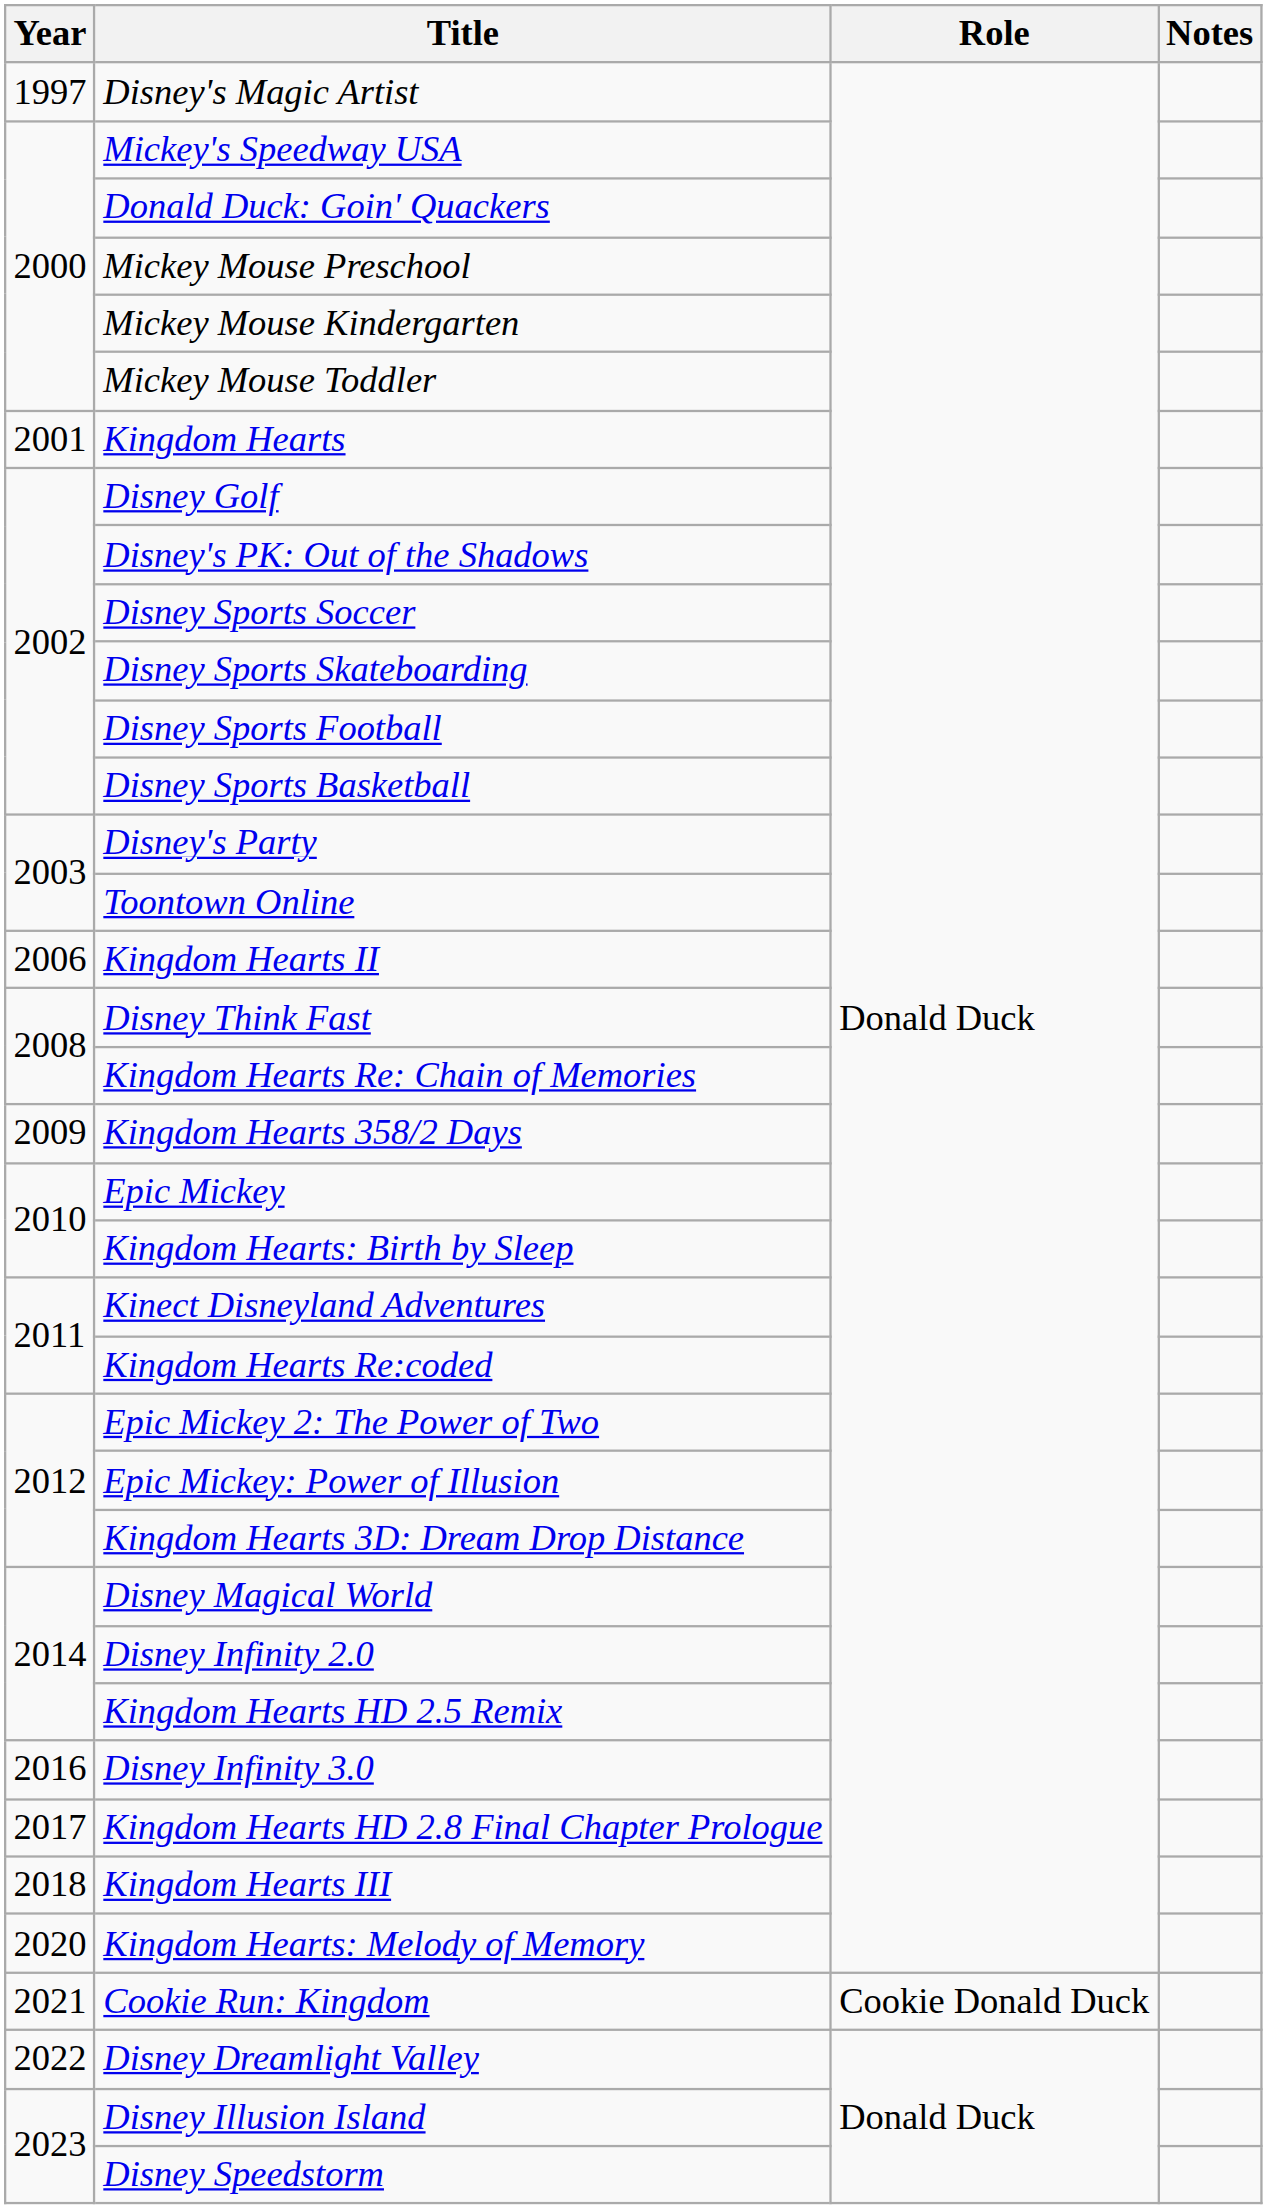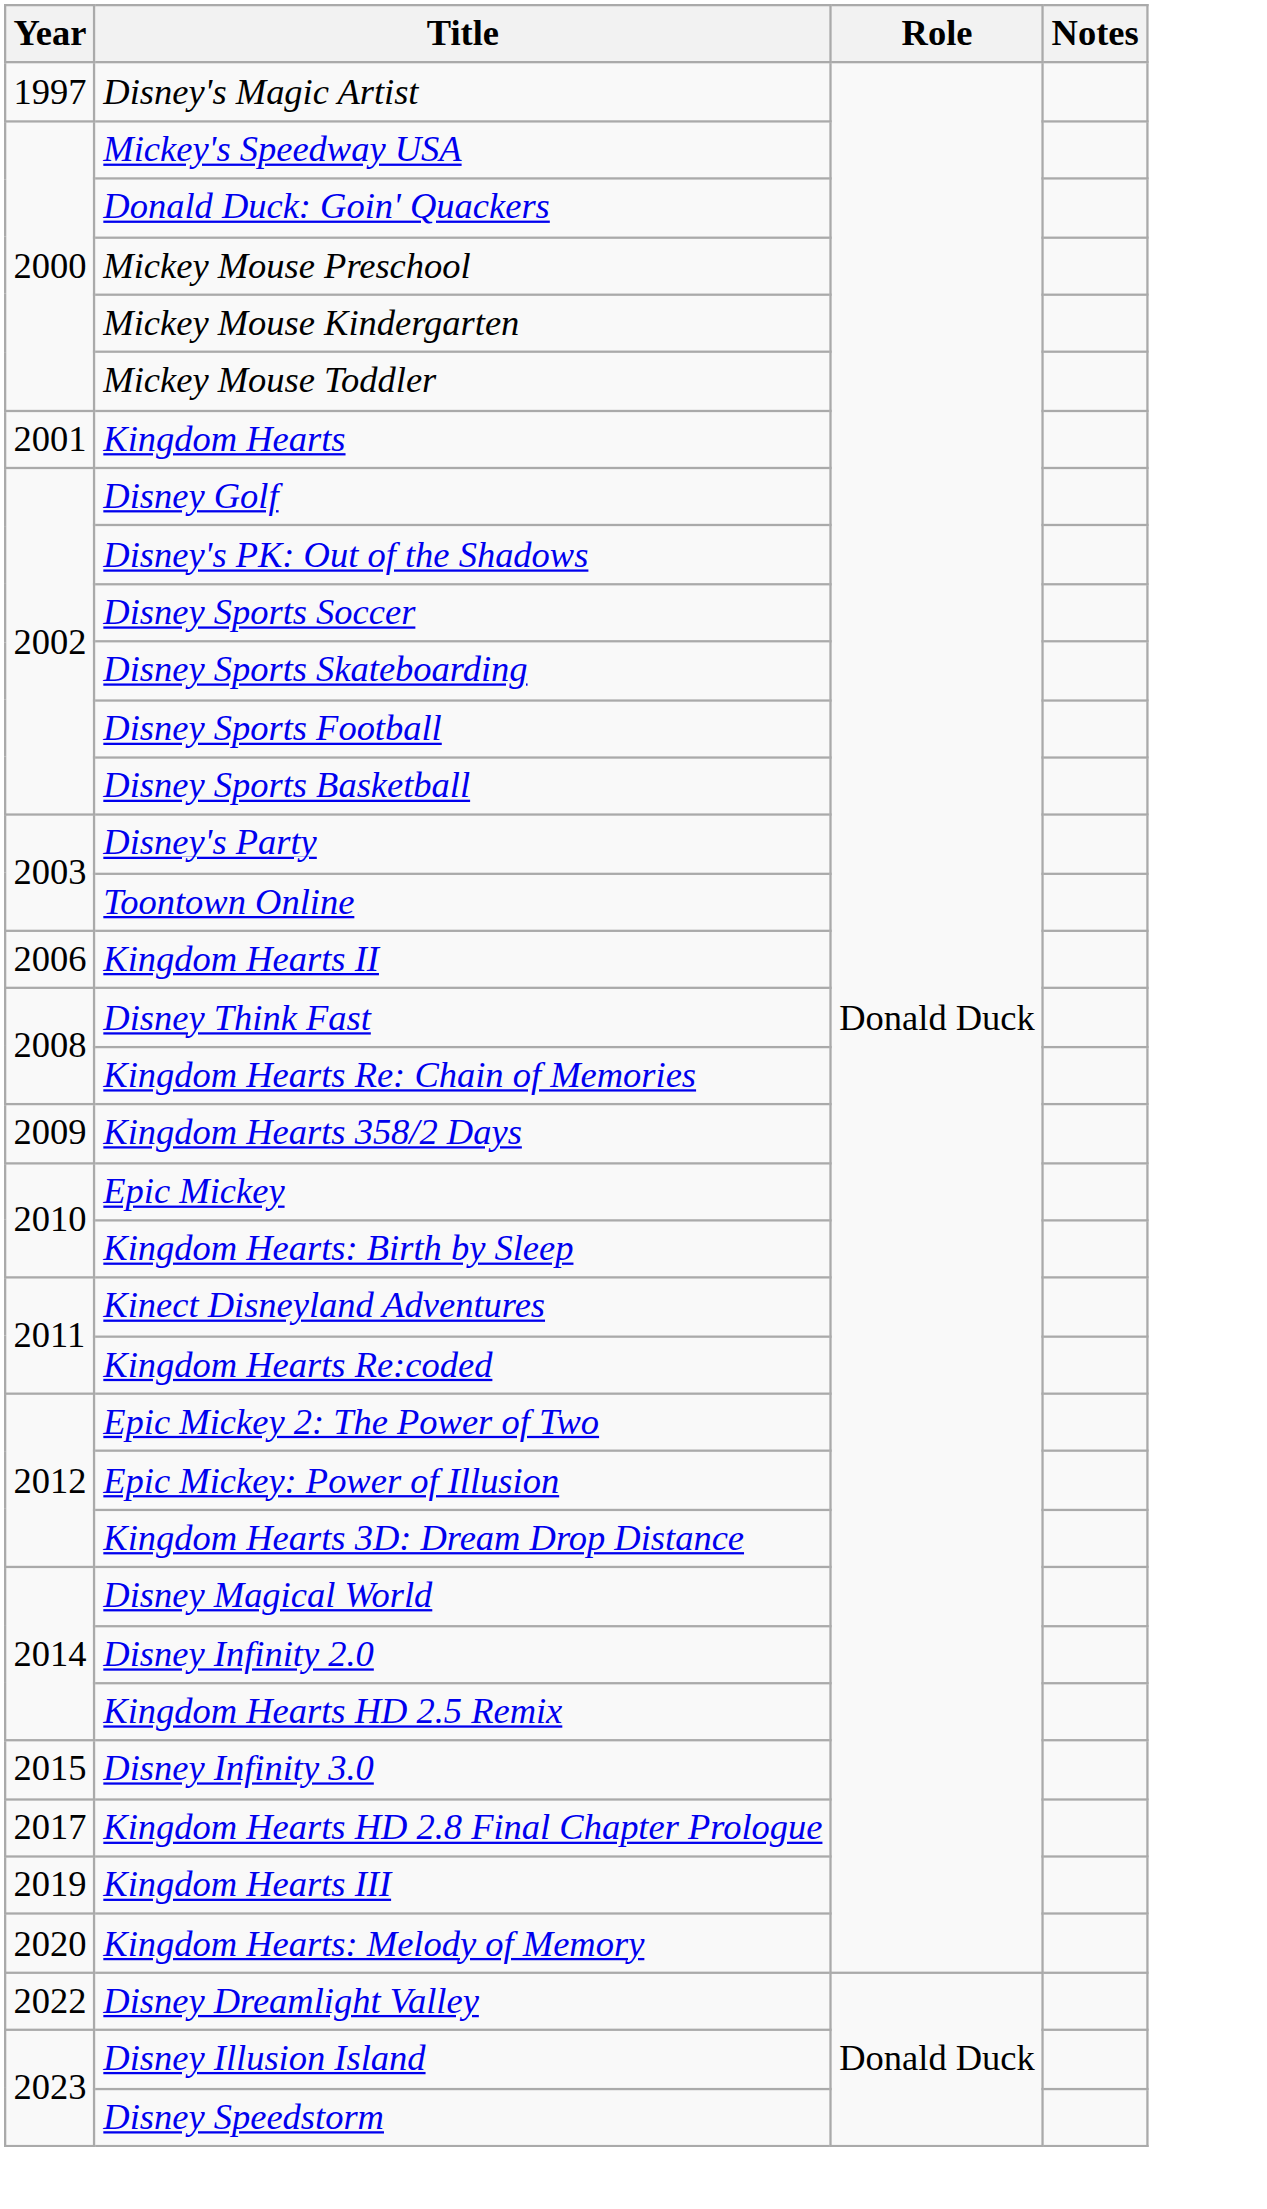(50, 1769) 2016 -> (50, 1769) 2015
(50, 1884) 2018 -> (50, 1884) 2019
- row: (266, 2000)
